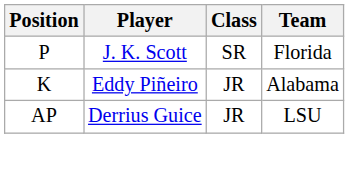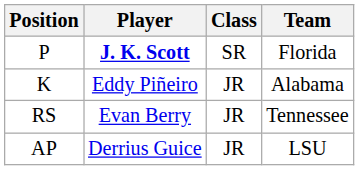(145, 52) normal -> (145, 52) bold
+ row: (44, 116)
